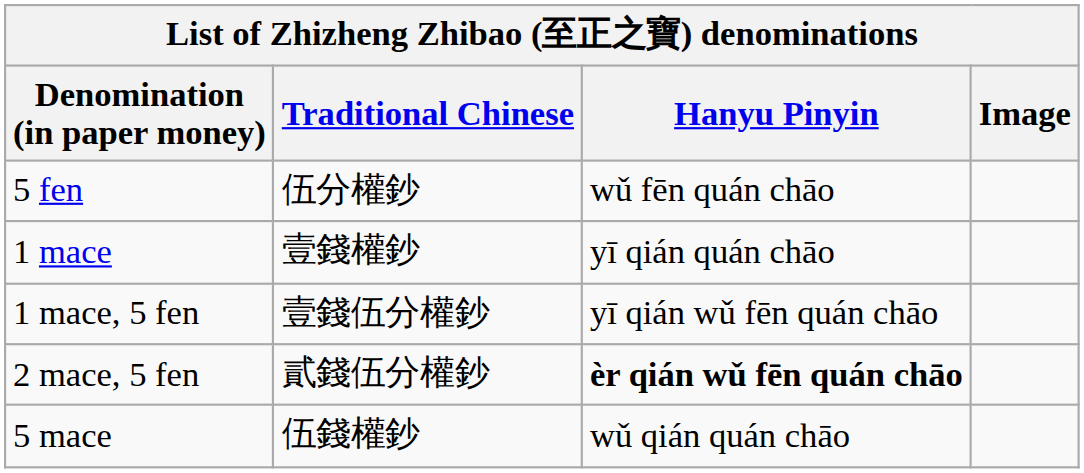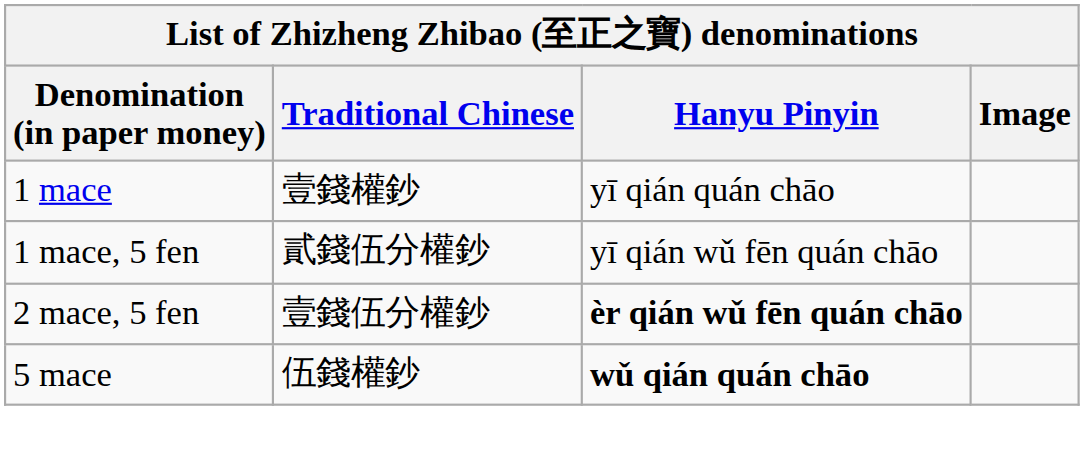- row: (48, 190)
(385, 311) 壹錢伍分權鈔 -> (385, 250) 貳錢伍分權鈔
(385, 372) 貳錢伍分權鈔 -> (385, 311) 壹錢伍分權鈔
(720, 435) normal -> (730, 373) bold
